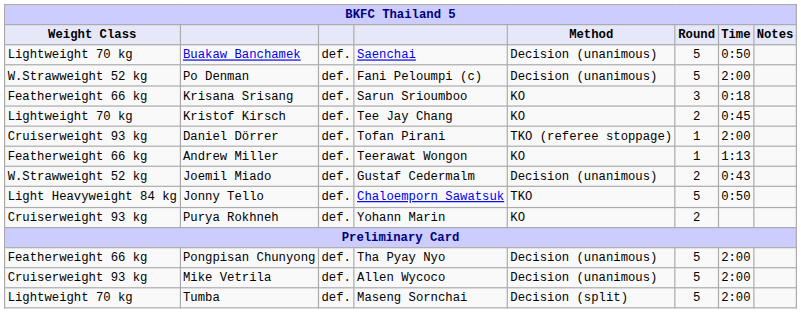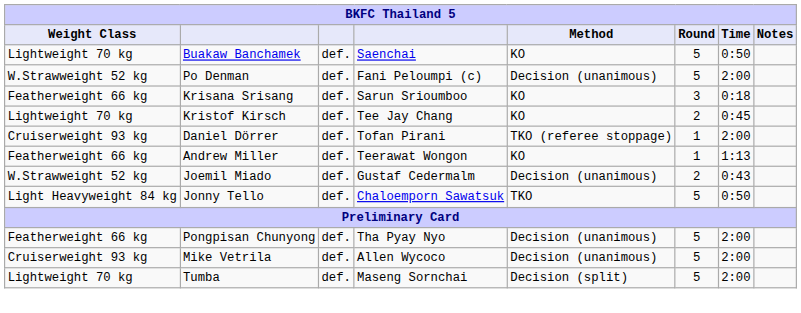(584, 56) Decision (unanimous) -> (518, 56) KO
- row: (231, 218)
